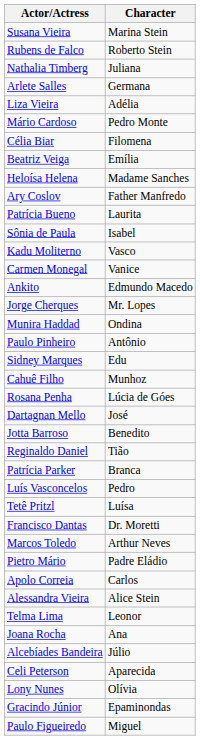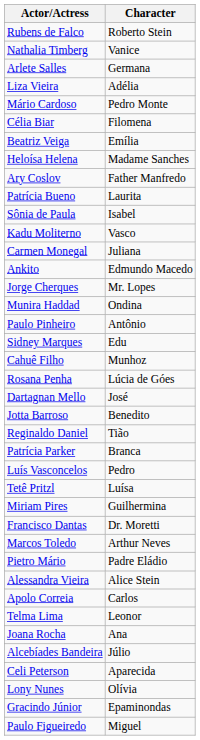- row: (39, 31)
(124, 68) Juliana -> (124, 50) Vanice
(124, 269) Vanice -> (124, 251) Juliana
+ row: (37, 506)
rows swapped: (40, 580) <-> (48, 598)
